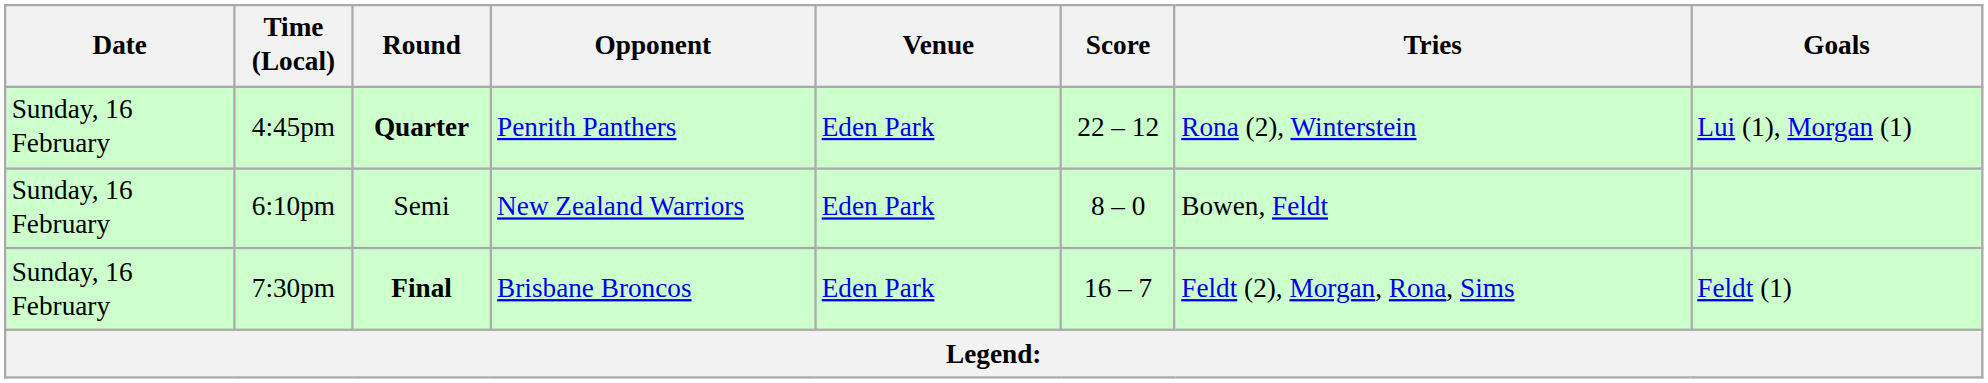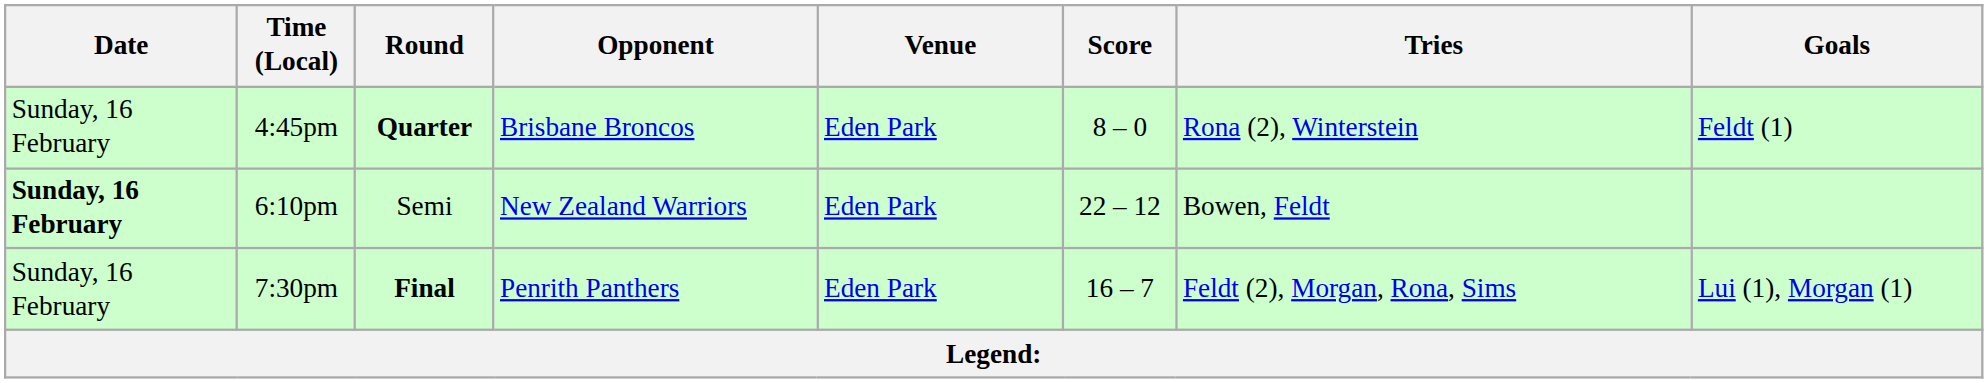(587, 126) Penrith Panthers -> (597, 126) Brisbane Broncos
(1118, 126) 22 – 12 -> (1120, 126) 8 – 0
(1805, 126) Lui (1), Morgan (1) -> (1745, 126) Feldt (1)
(72, 207) normal -> (75, 207) bold
(1118, 207) 8 – 0 -> (1120, 207) 22 – 12
(594, 288) Brisbane Broncos -> (590, 288) Penrith Panthers
(1745, 288) Feldt (1) -> (1805, 288) Lui (1), Morgan (1)
